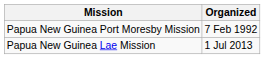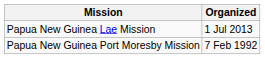rows swapped: (103, 29) <-> (81, 45)
